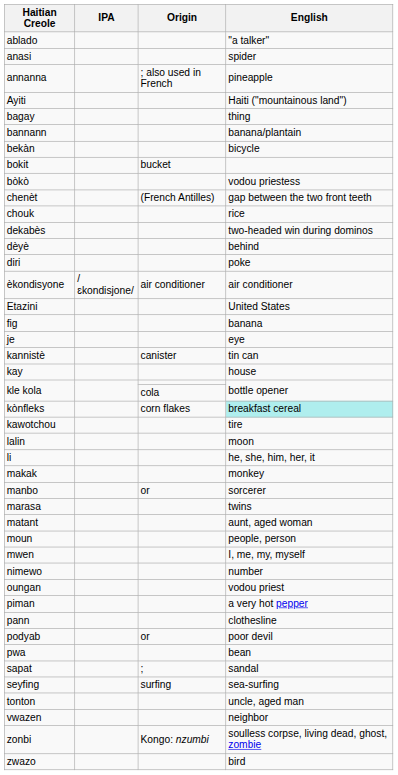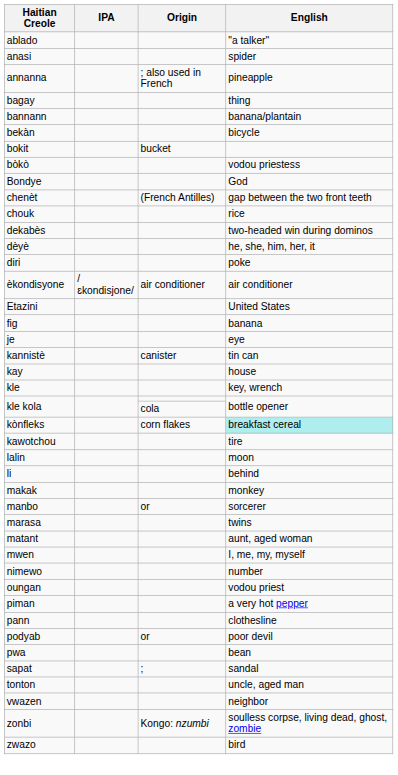- row: (16, 100)
+ row: (24, 181)
(244, 246) behind -> (272, 246) he, she, him, her, it
+ row: (13, 388)
(272, 457) he, she, him, her, it -> (244, 474) behind
- row: (19, 539)
- row: (23, 685)
